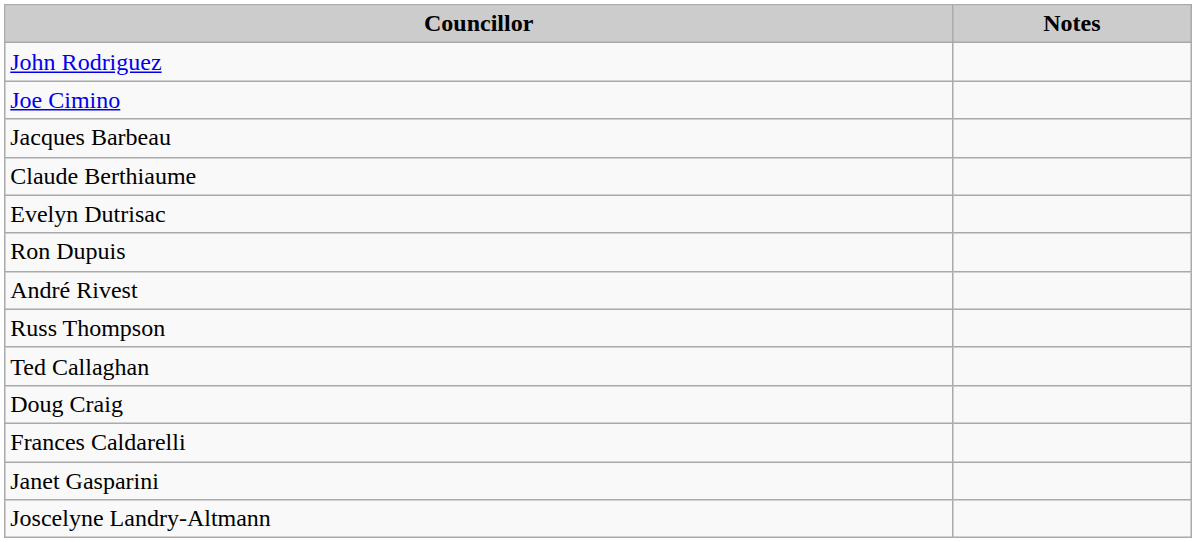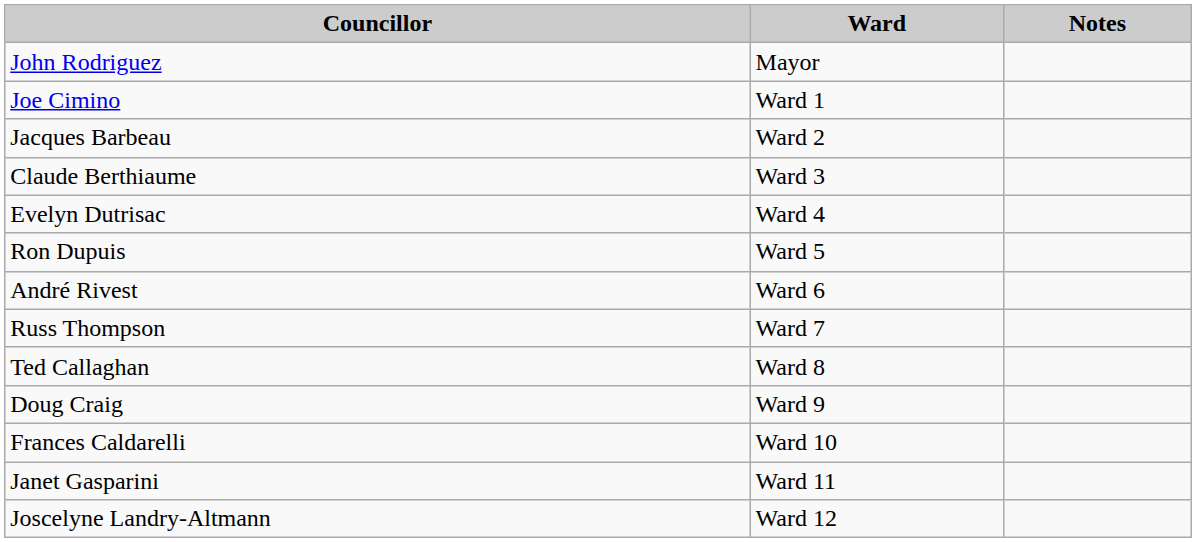+ column: (877, 23)
